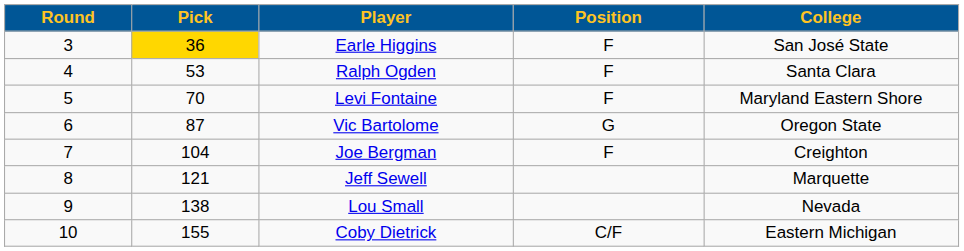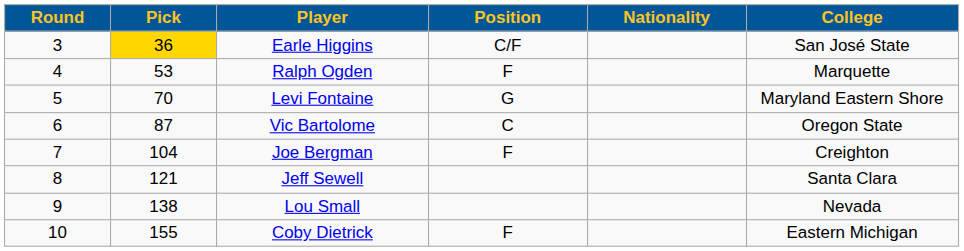+ column: (667, 17)
(608, 44) F -> (508, 44) C/F
(831, 71) Santa Clara -> (852, 71) Marquette
(608, 98) F -> (508, 98) G
(608, 125) G -> (508, 125) C
(831, 179) Marquette -> (852, 179) Santa Clara
(608, 233) C/F -> (508, 233) F
